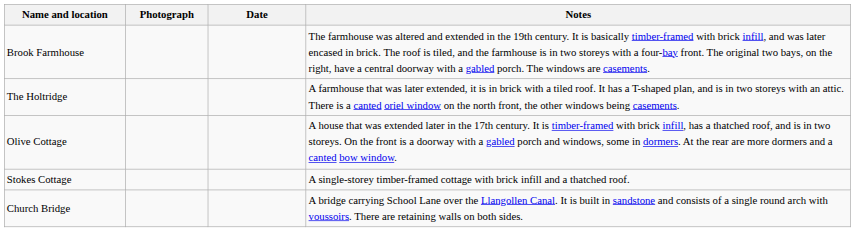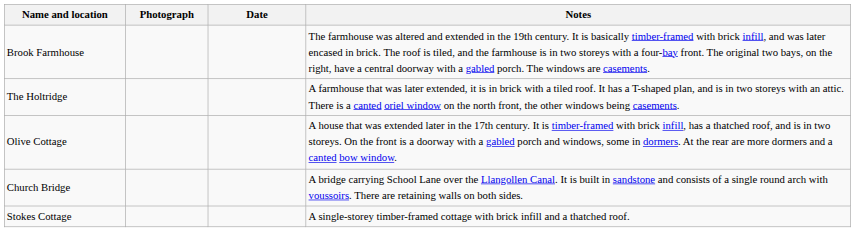rows swapped: (39, 179) <-> (39, 208)
